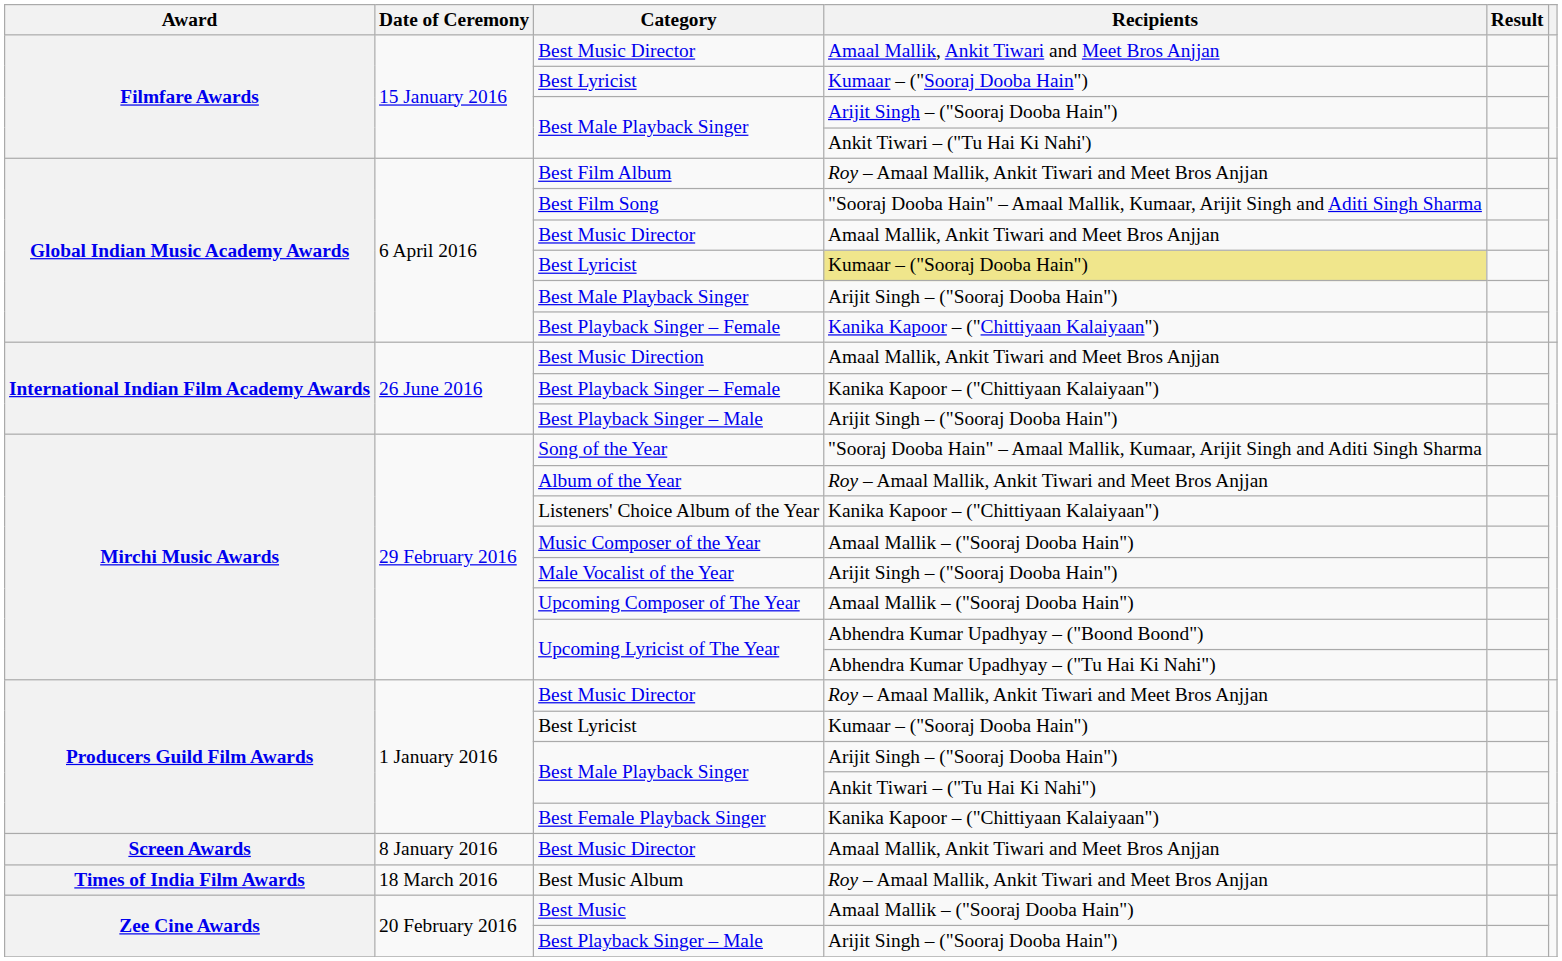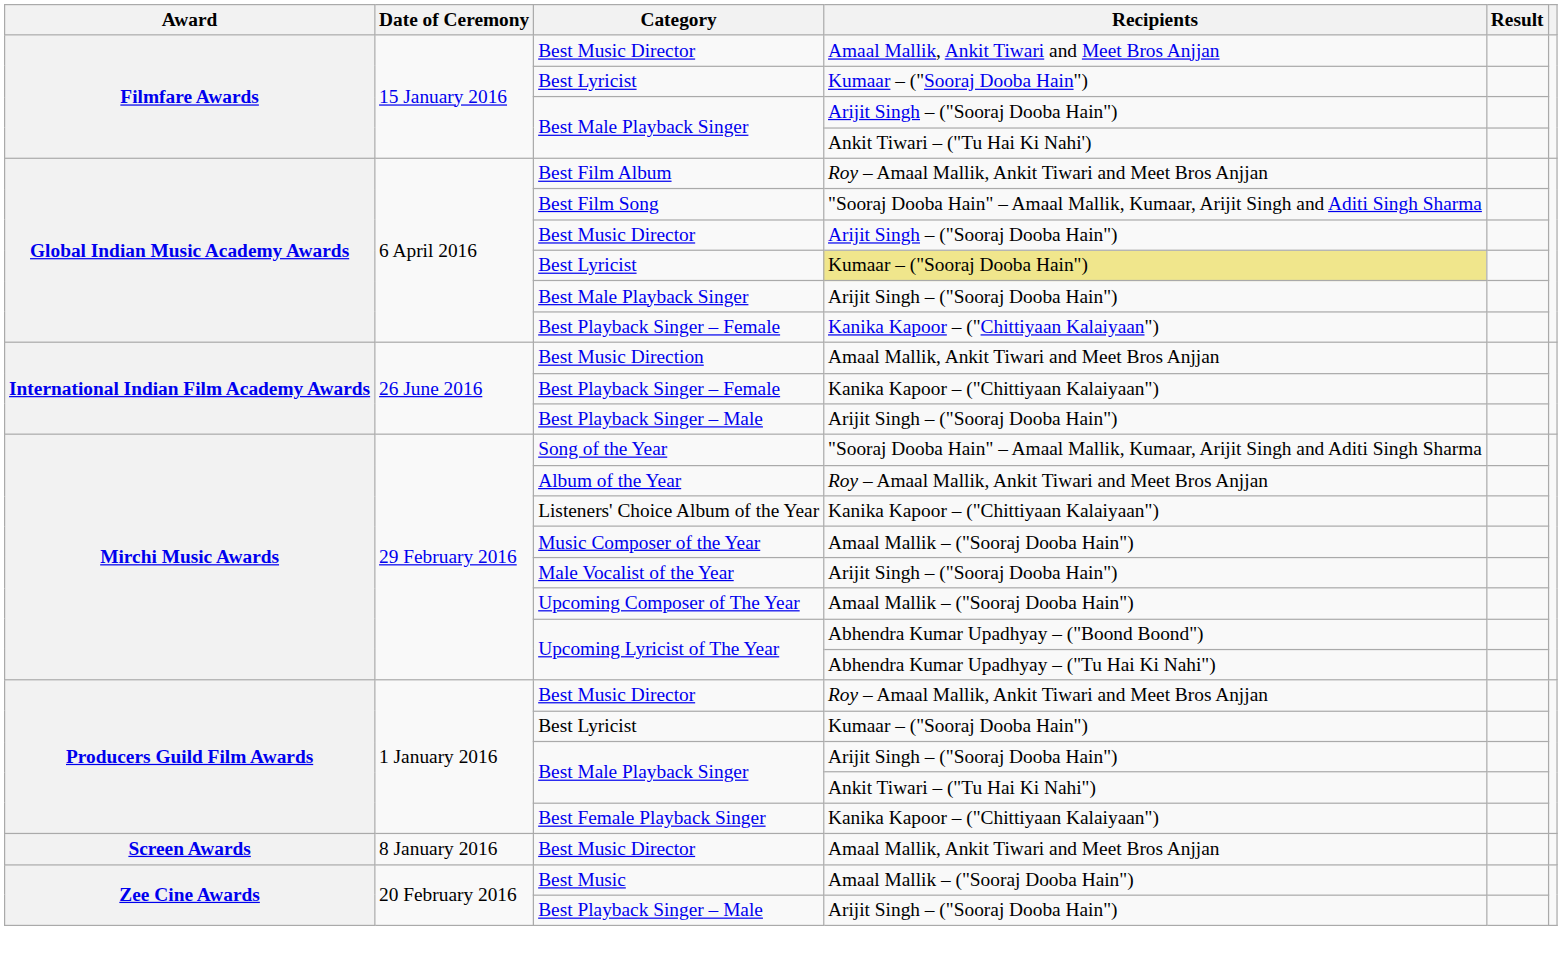(1024, 234) Amaal Mallik, Ankit Tiwari and Meet Bros Anjjan -> (973, 234) Arijit Singh – ("Sooraj Dooba Hain")
- row: (190, 879)
